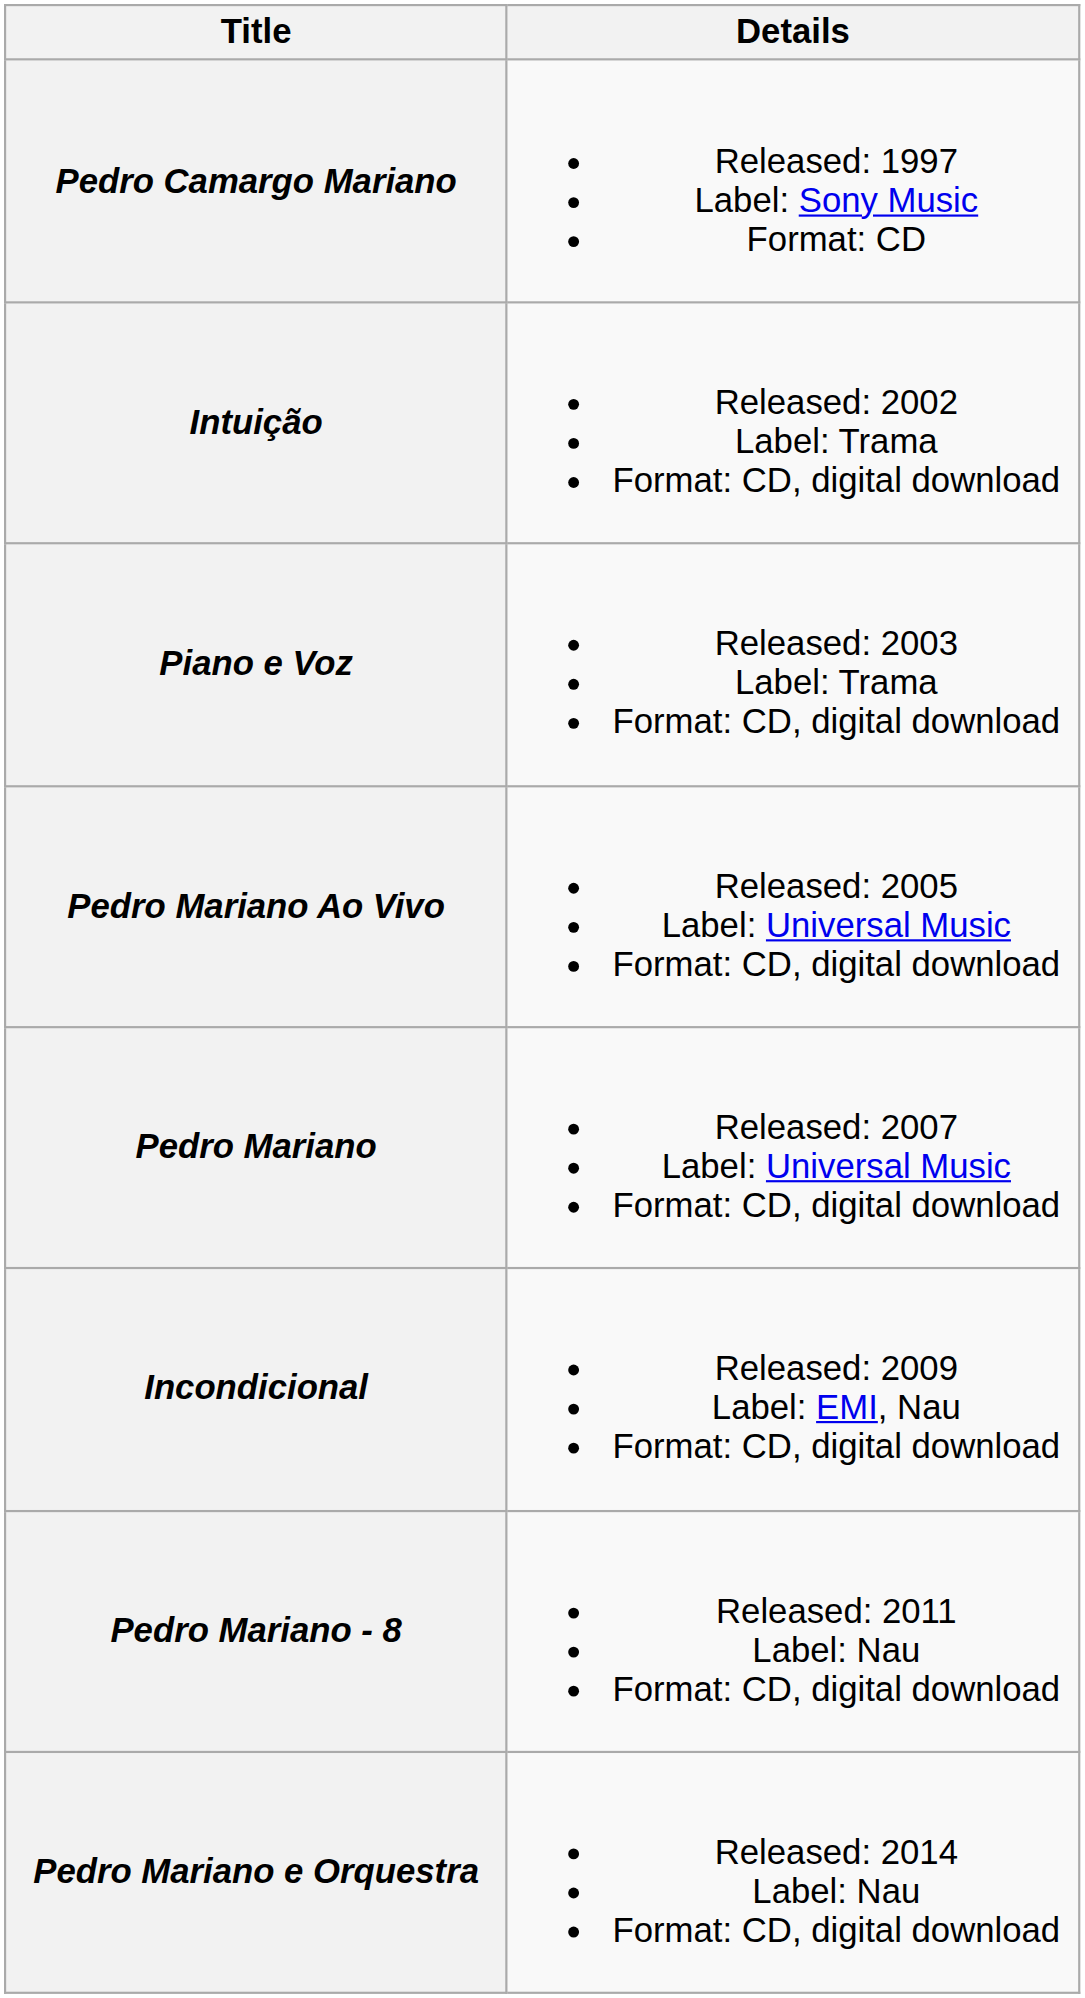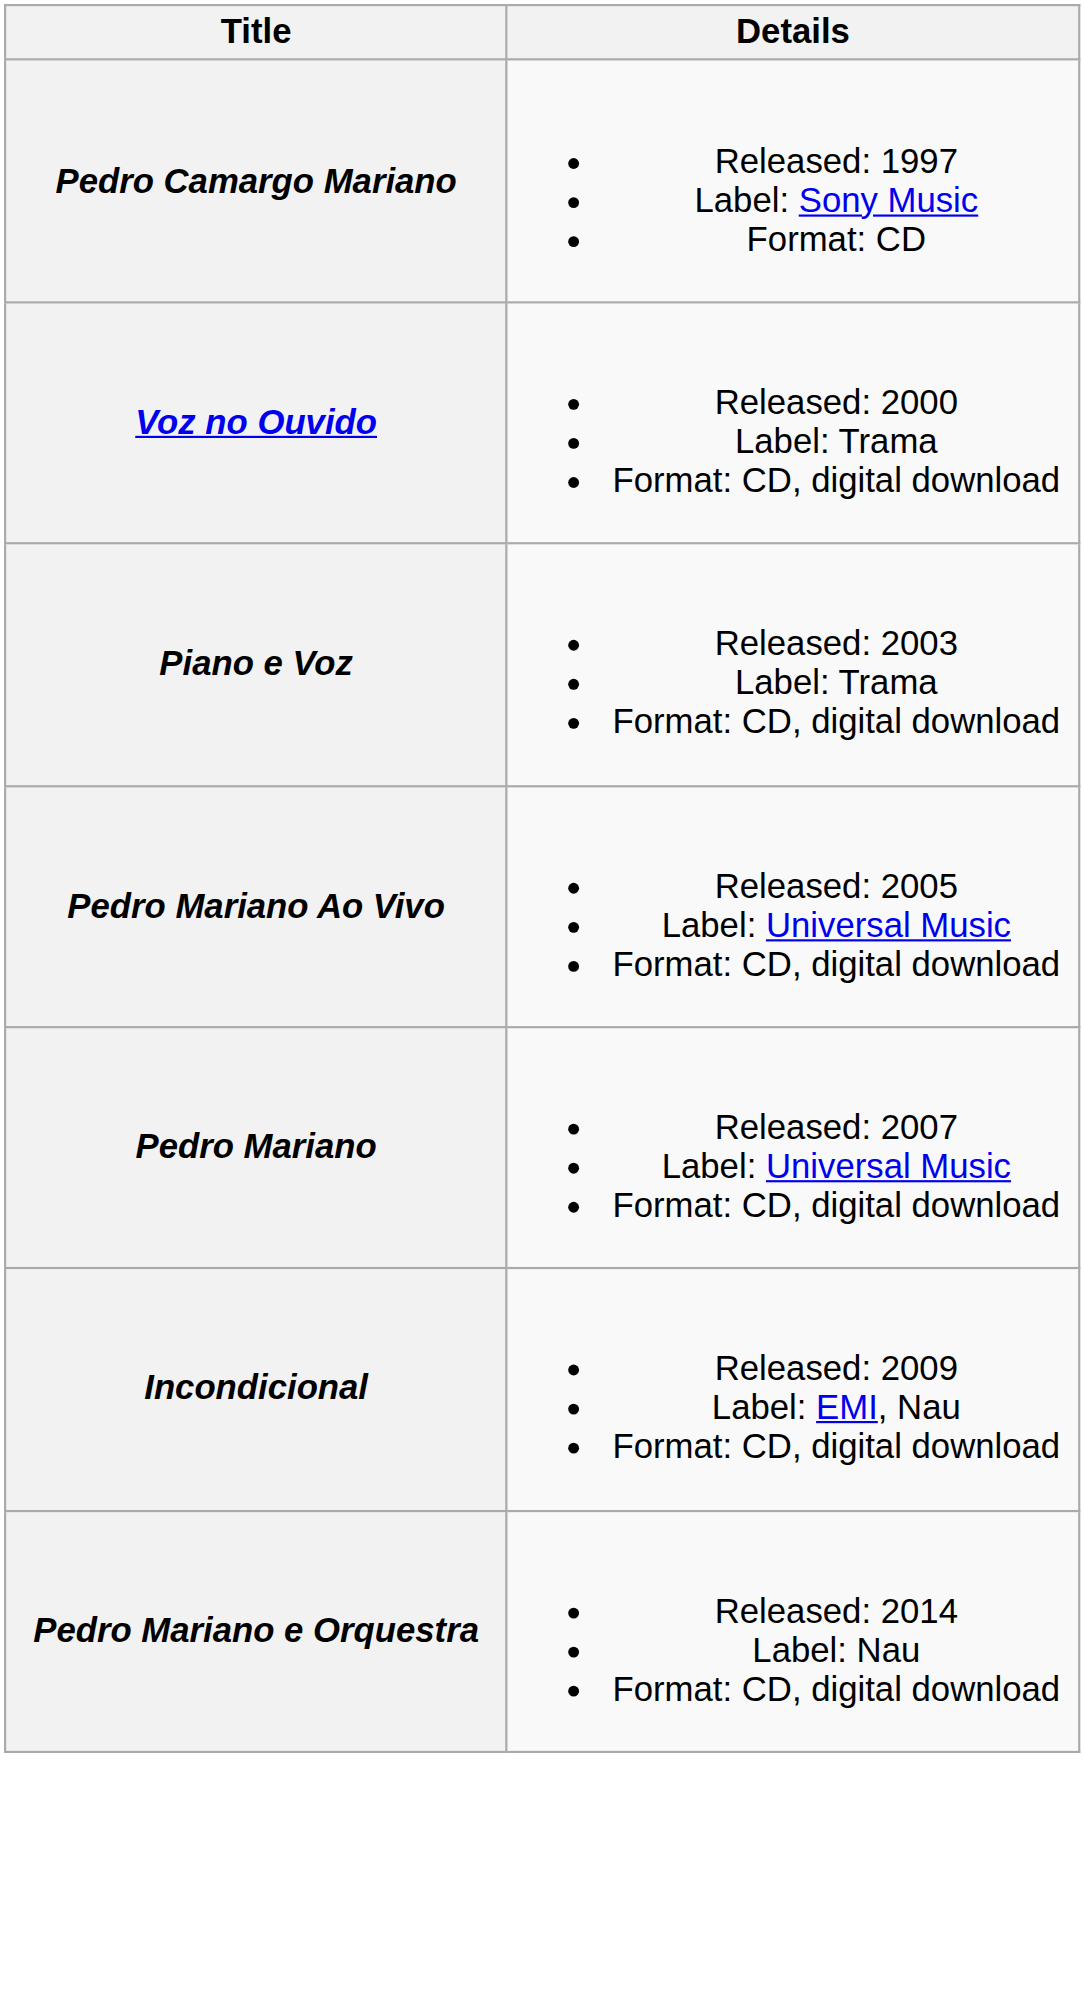+ row: (256, 422)
- row: (256, 422)
- row: (256, 1630)
